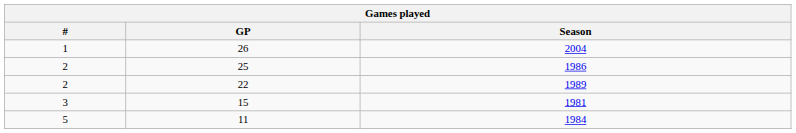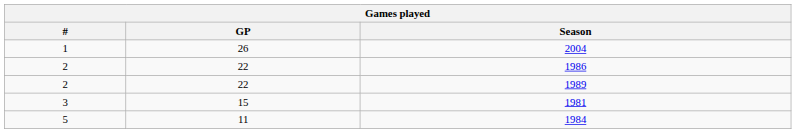(243, 66) 25 -> (243, 66) 22
